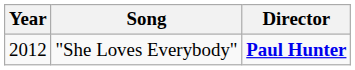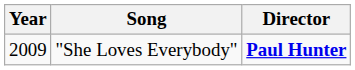(28, 49) 2012 -> (28, 49) 2009
